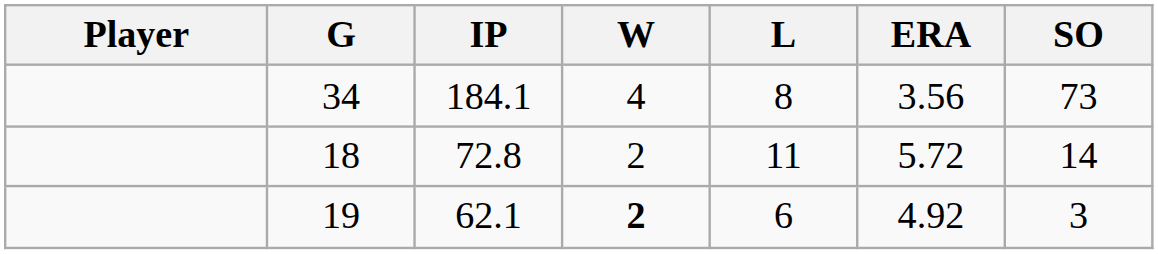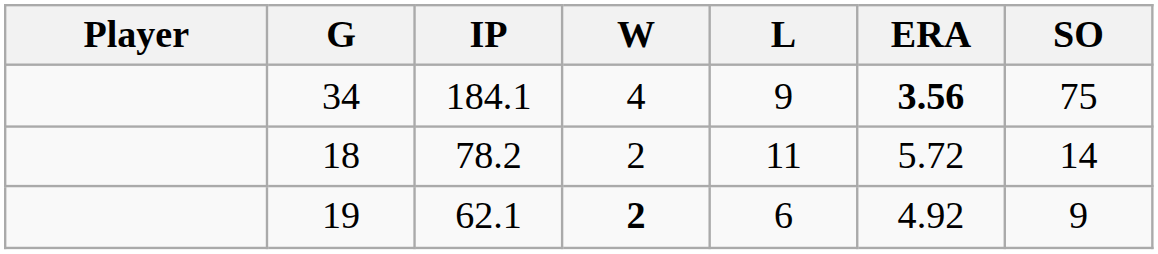(783, 95) 8 -> (783, 95) 9
(931, 95) normal -> (931, 95) bold
(1078, 95) 73 -> (1078, 95) 75
(489, 155) 72.8 -> (489, 155) 78.2
(1078, 215) 3 -> (1078, 215) 9
